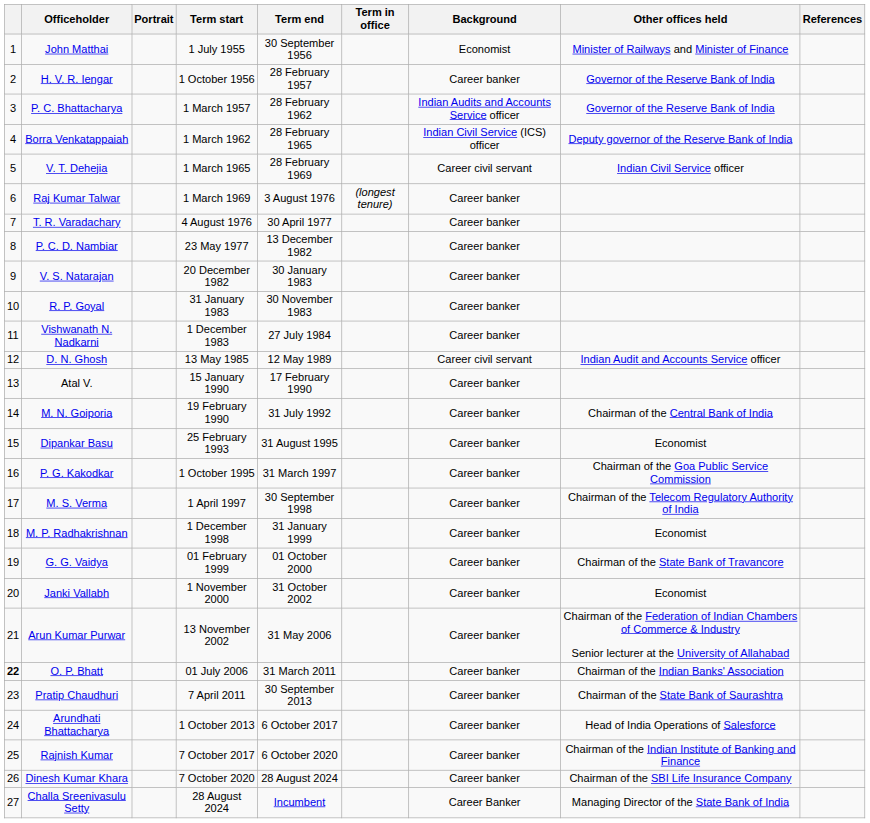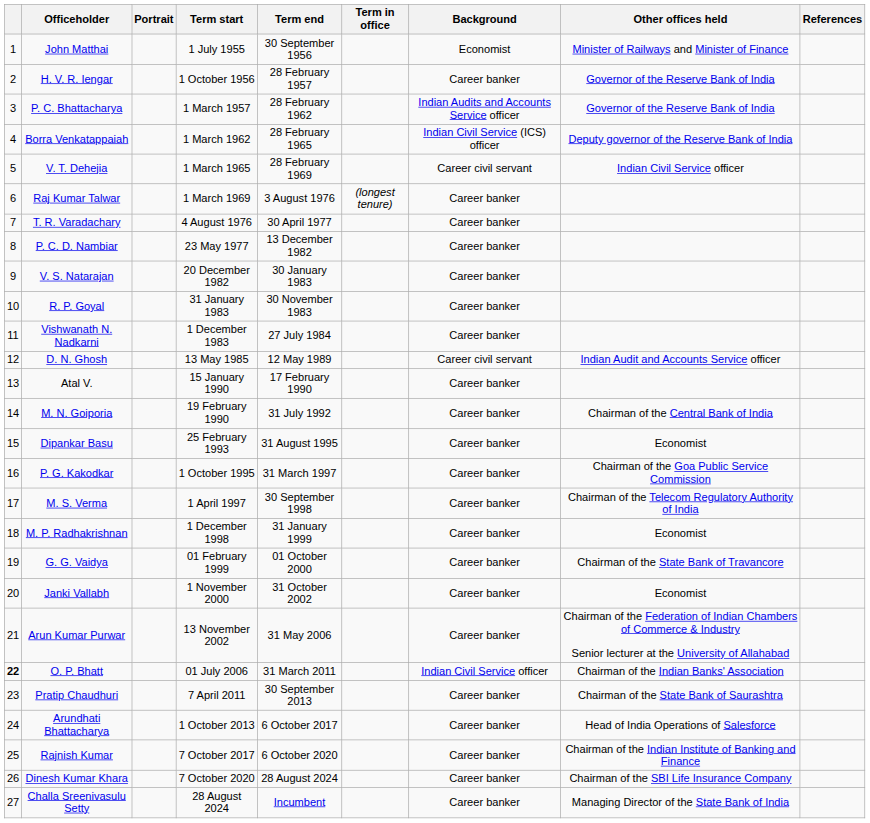(485, 671) Career banker -> (485, 671) Indian Civil Service officer
(485, 802) Career Banker -> (485, 802) Career banker
